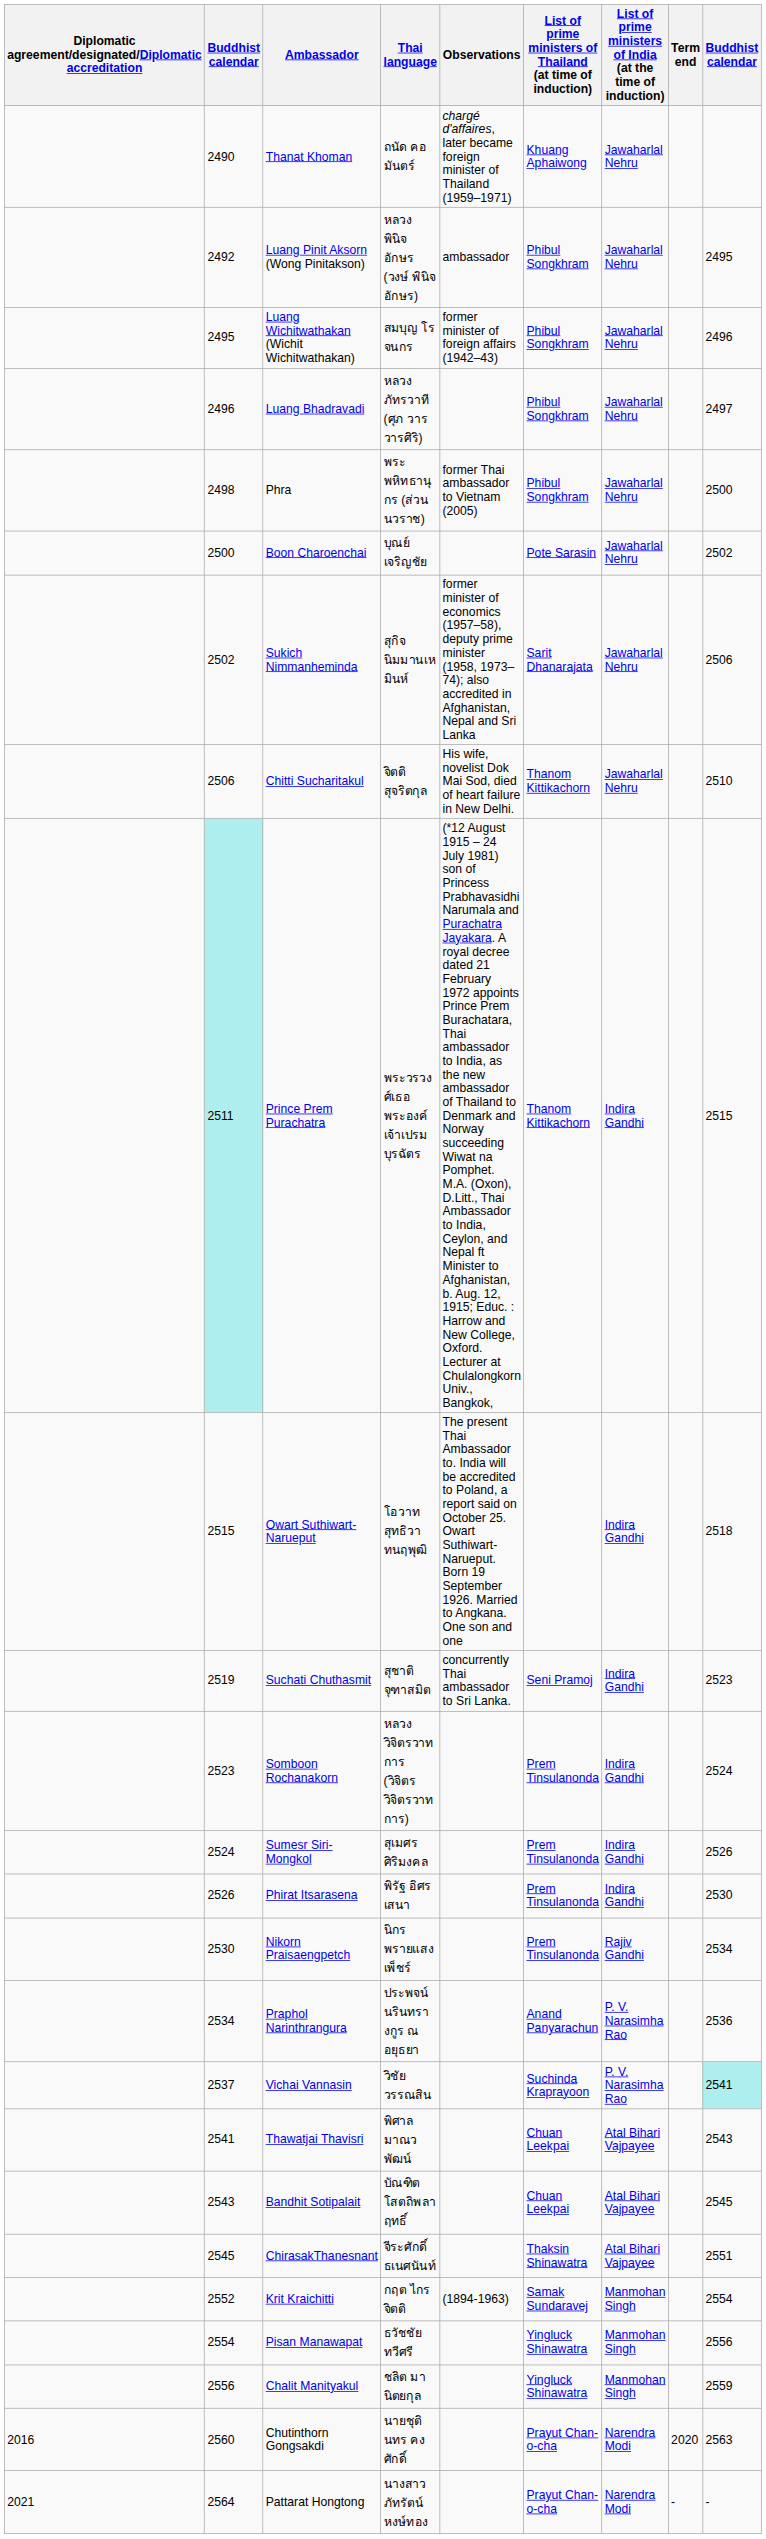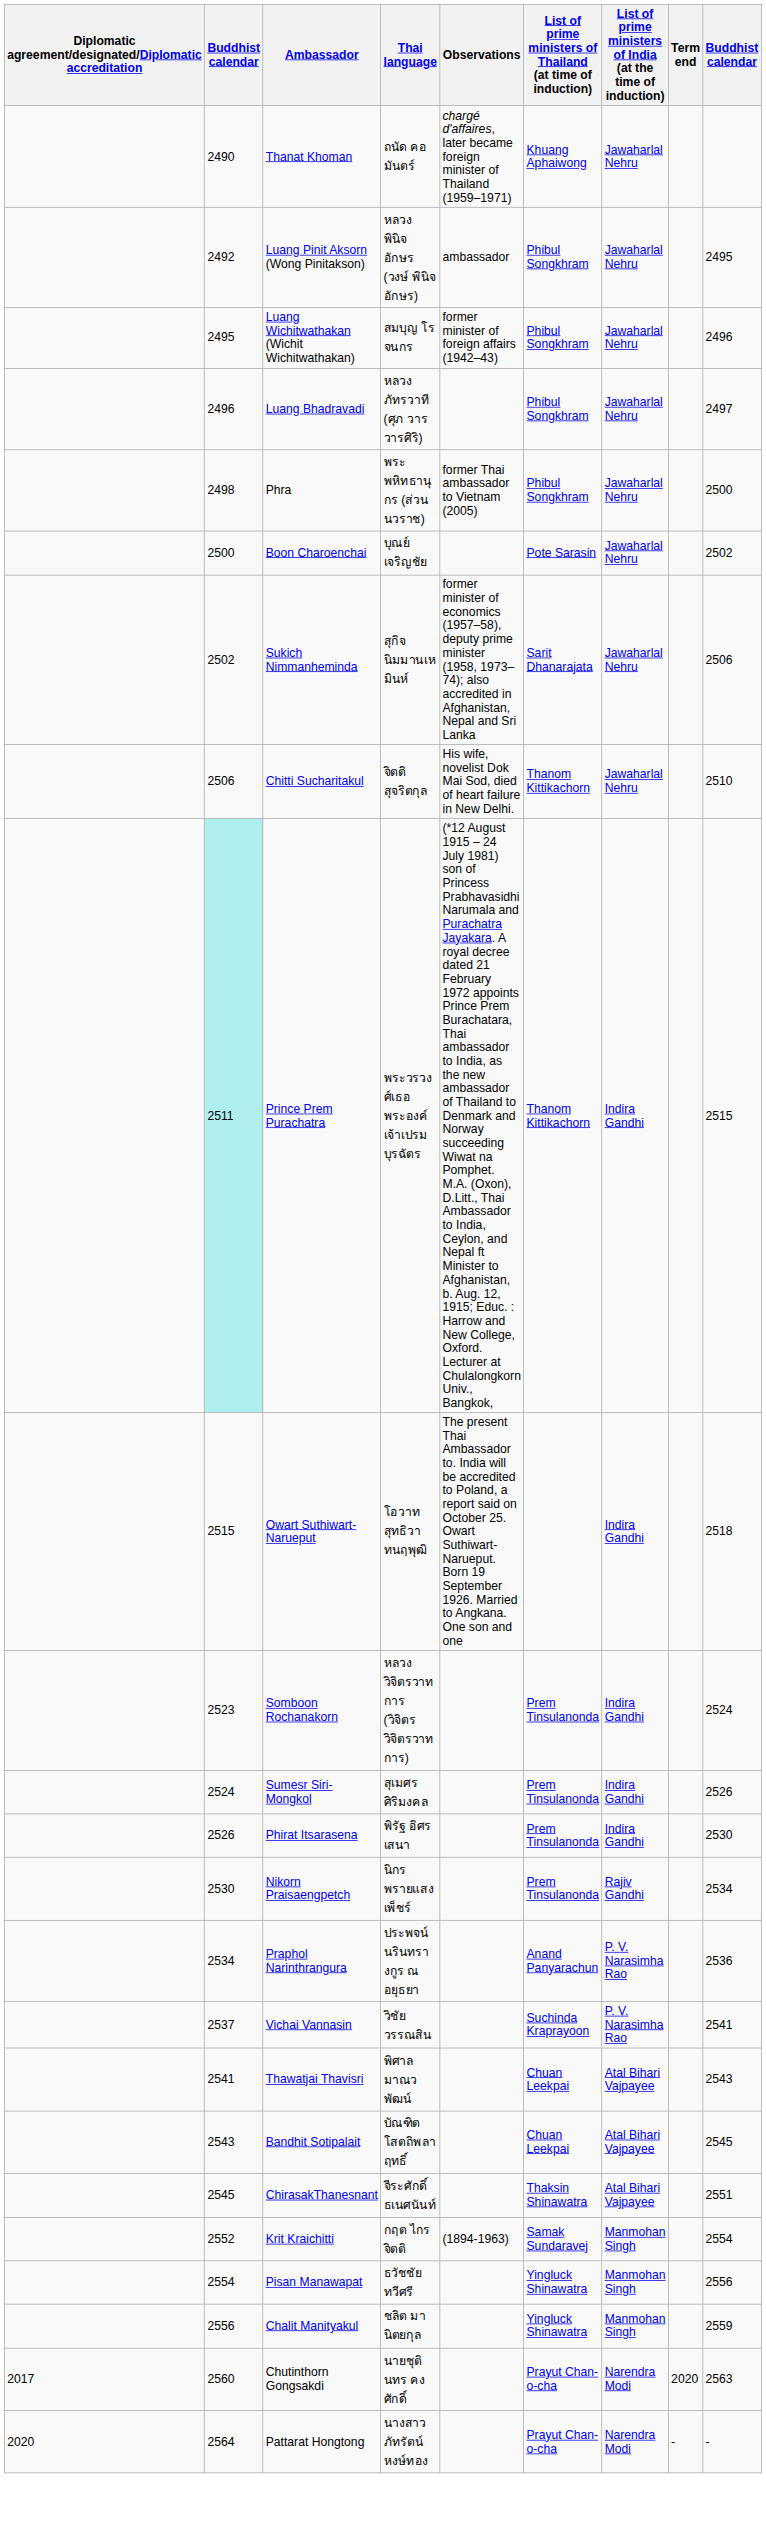- row: (318, 1680)
(719, 2085) paleturquoise background -> (719, 2025) no background
(21, 2439) 2016 -> (21, 2379) 2017
(21, 2502) 2021 -> (21, 2441) 2020
